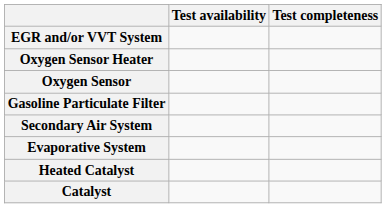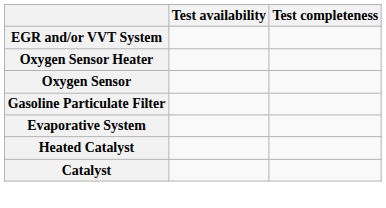- row: (87, 125)
